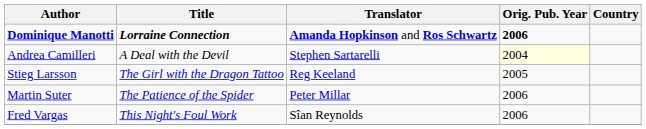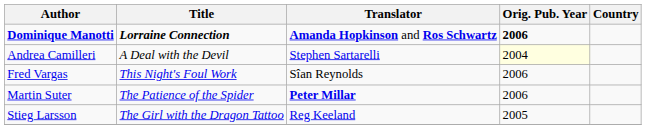rows swapped: (42, 74) <-> (37, 114)
(320, 94) normal -> (323, 94) bold
